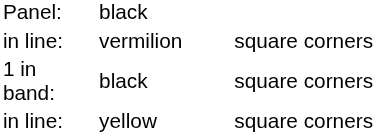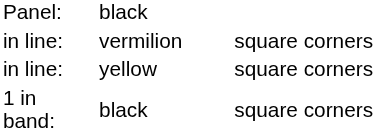rows swapped: (29, 81) <-> (33, 121)
